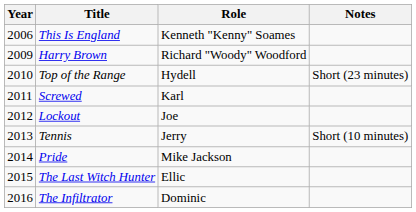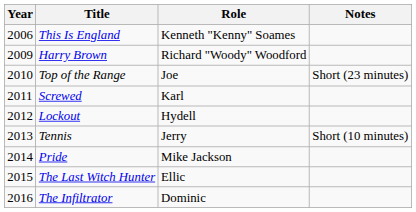(178, 75) Hydell -> (170, 75) Joe
(170, 116) Joe -> (178, 116) Hydell
